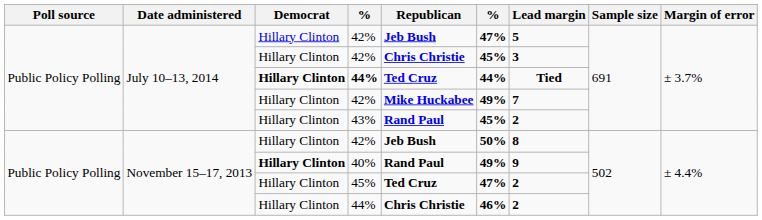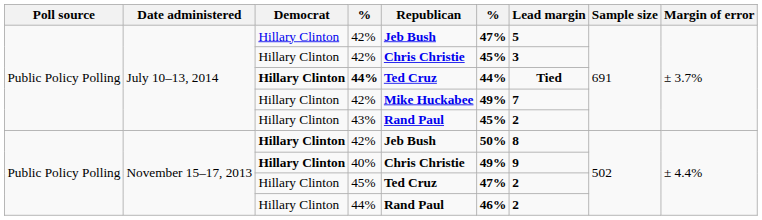(299, 141) normal -> (302, 141) bold
(414, 162) Rand Paul -> (424, 162) Chris Christie
(424, 204) Chris Christie -> (414, 204) Rand Paul
